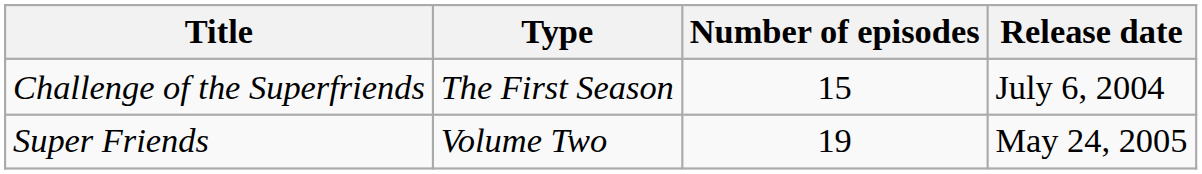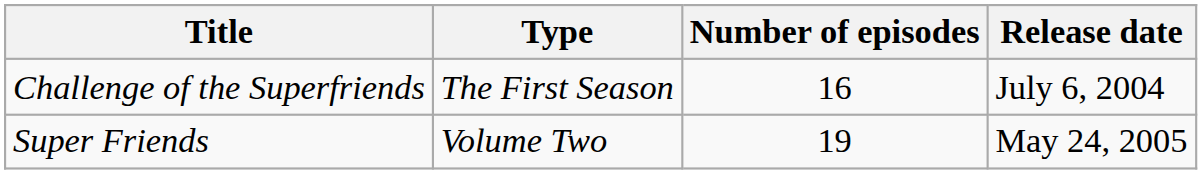(835, 86) 15 -> (835, 86) 16
